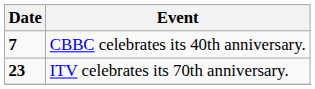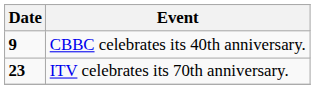(13, 44) 7 -> (13, 44) 9
